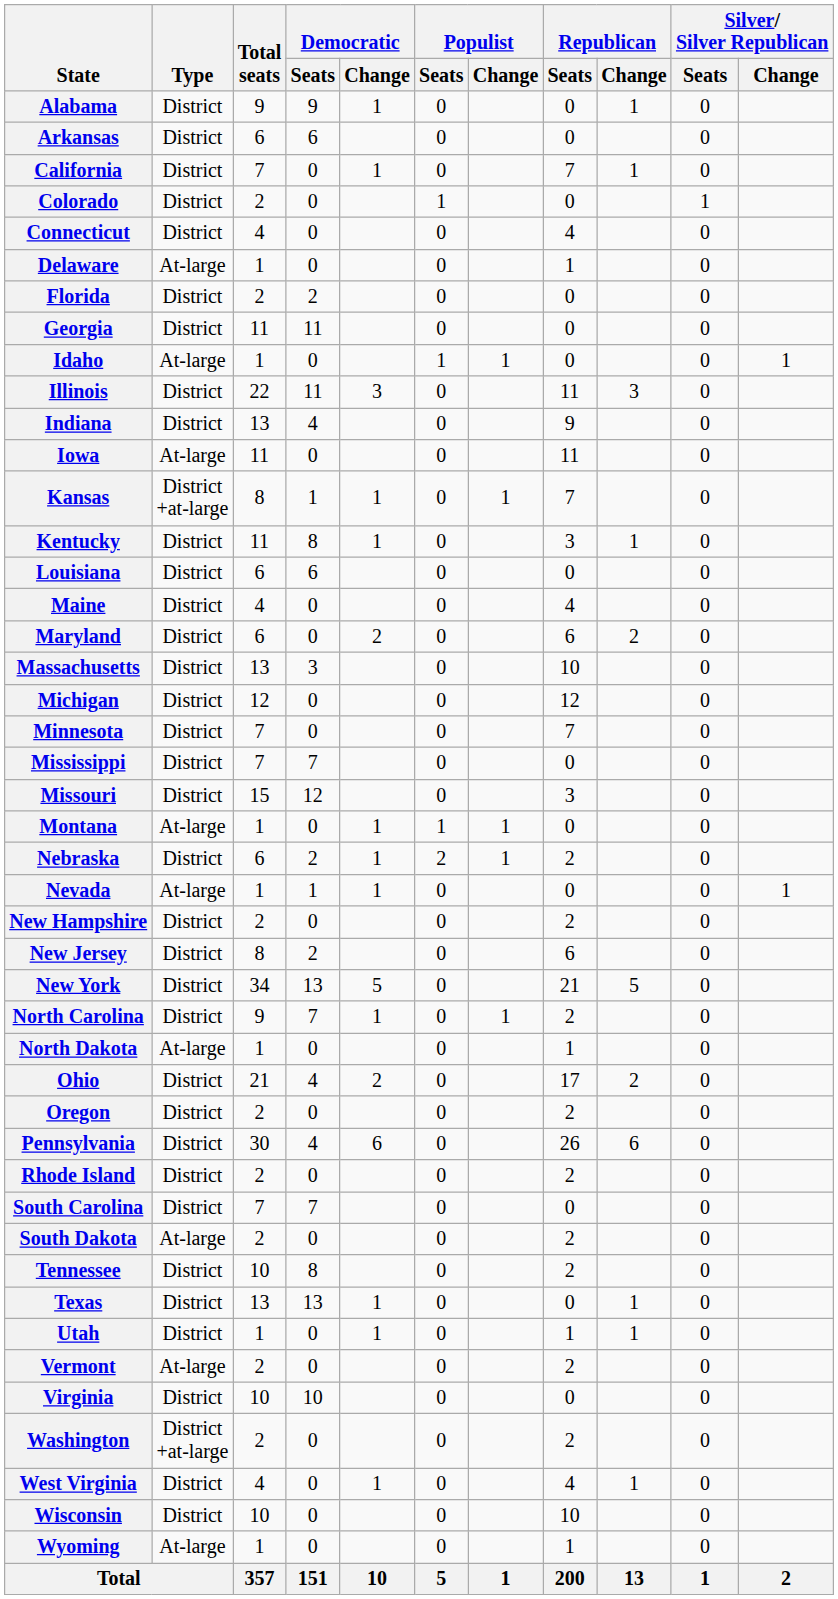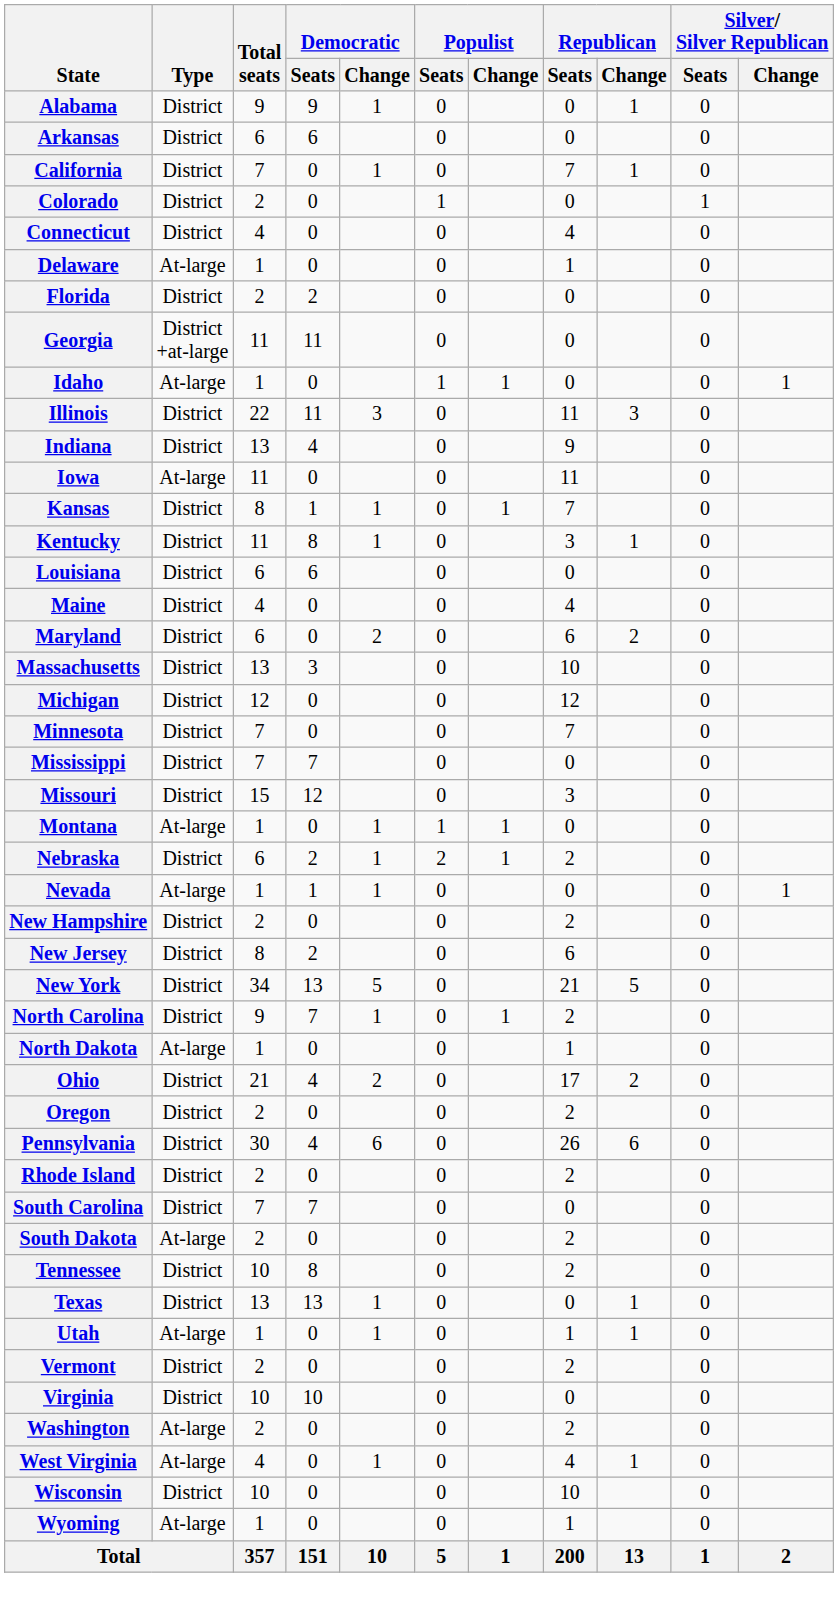(192, 328) District -> (192, 339) District +at-large
(192, 498) District +at-large -> (192, 509) District
(192, 1334) District -> (192, 1334) At-large
(192, 1365) At-large -> (192, 1365) District
(192, 1440) District +at-large -> (192, 1429) At-large
(192, 1483) District -> (192, 1460) At-large
